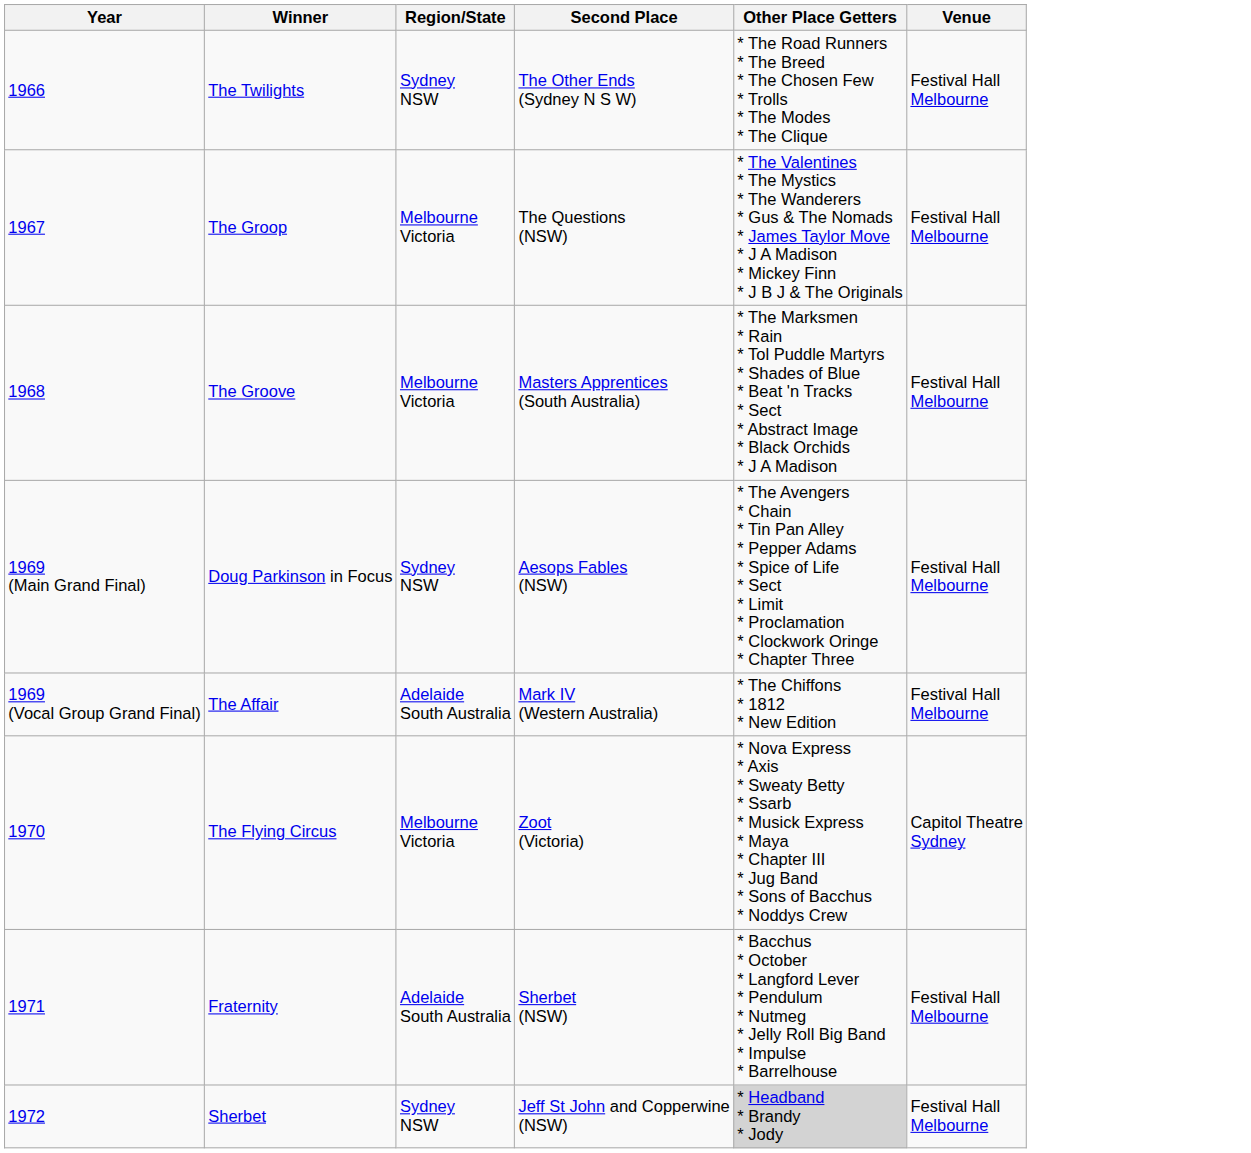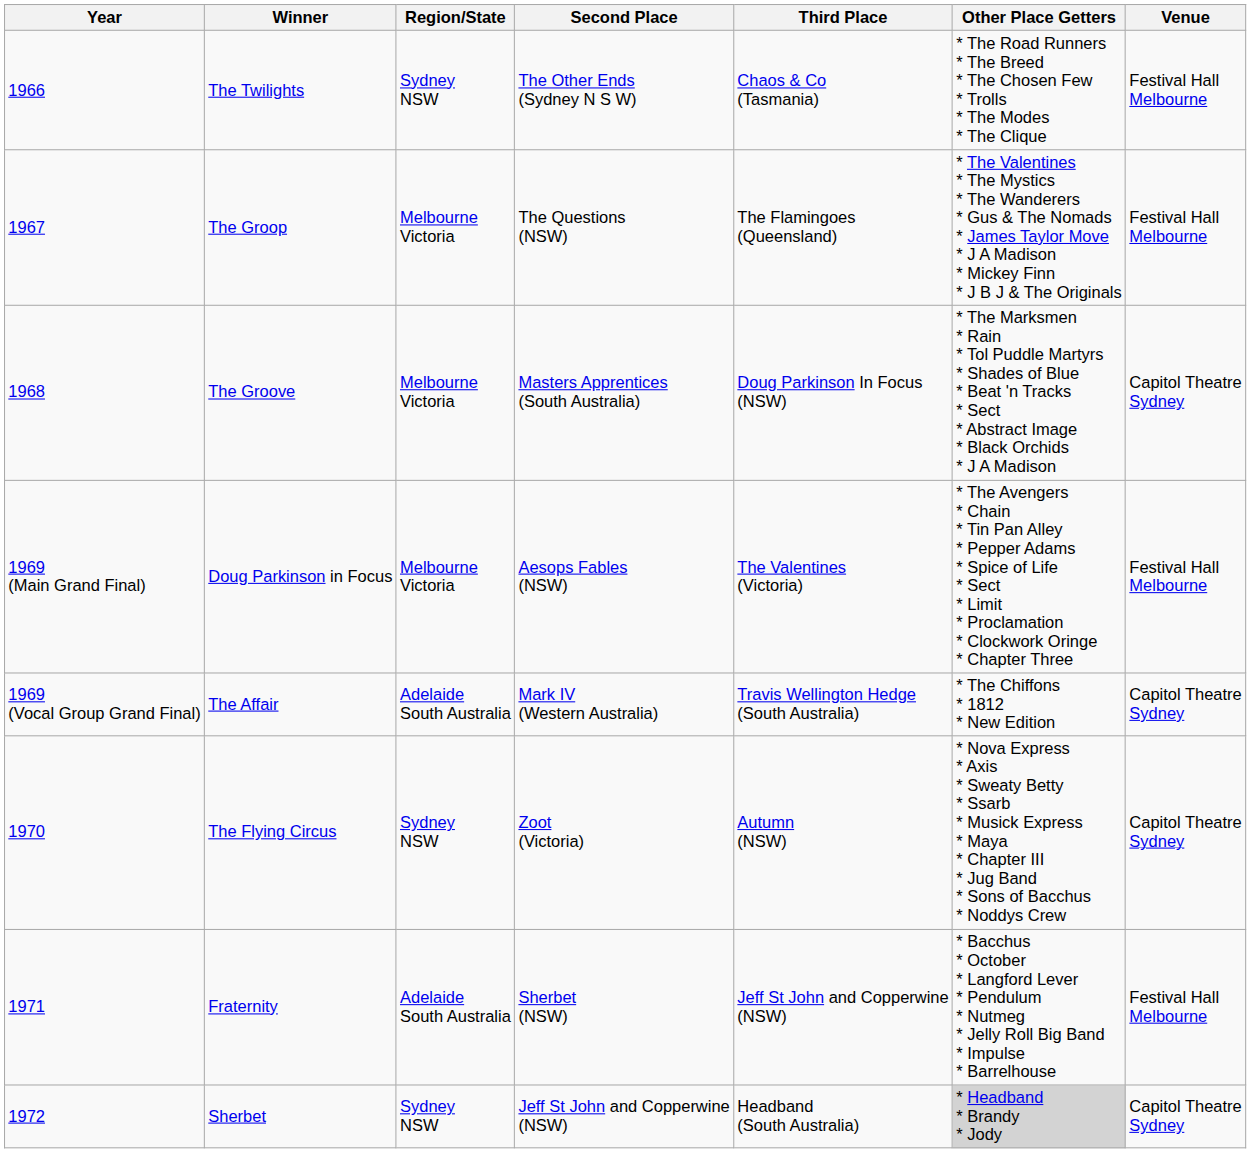+ column: (843, 17)
(955, 392) Festival Hall Melbourne -> (1186, 392) Capitol Theatre Sydney
(427, 576) Sydney NSW -> (439, 576) Melbourne Victoria
(955, 704) Festival Hall Melbourne -> (1186, 704) Capitol Theatre Sydney
(439, 832) Melbourne Victoria -> (427, 832) Sydney NSW
(955, 1116) Festival Hall Melbourne -> (1186, 1116) Capitol Theatre Sydney
